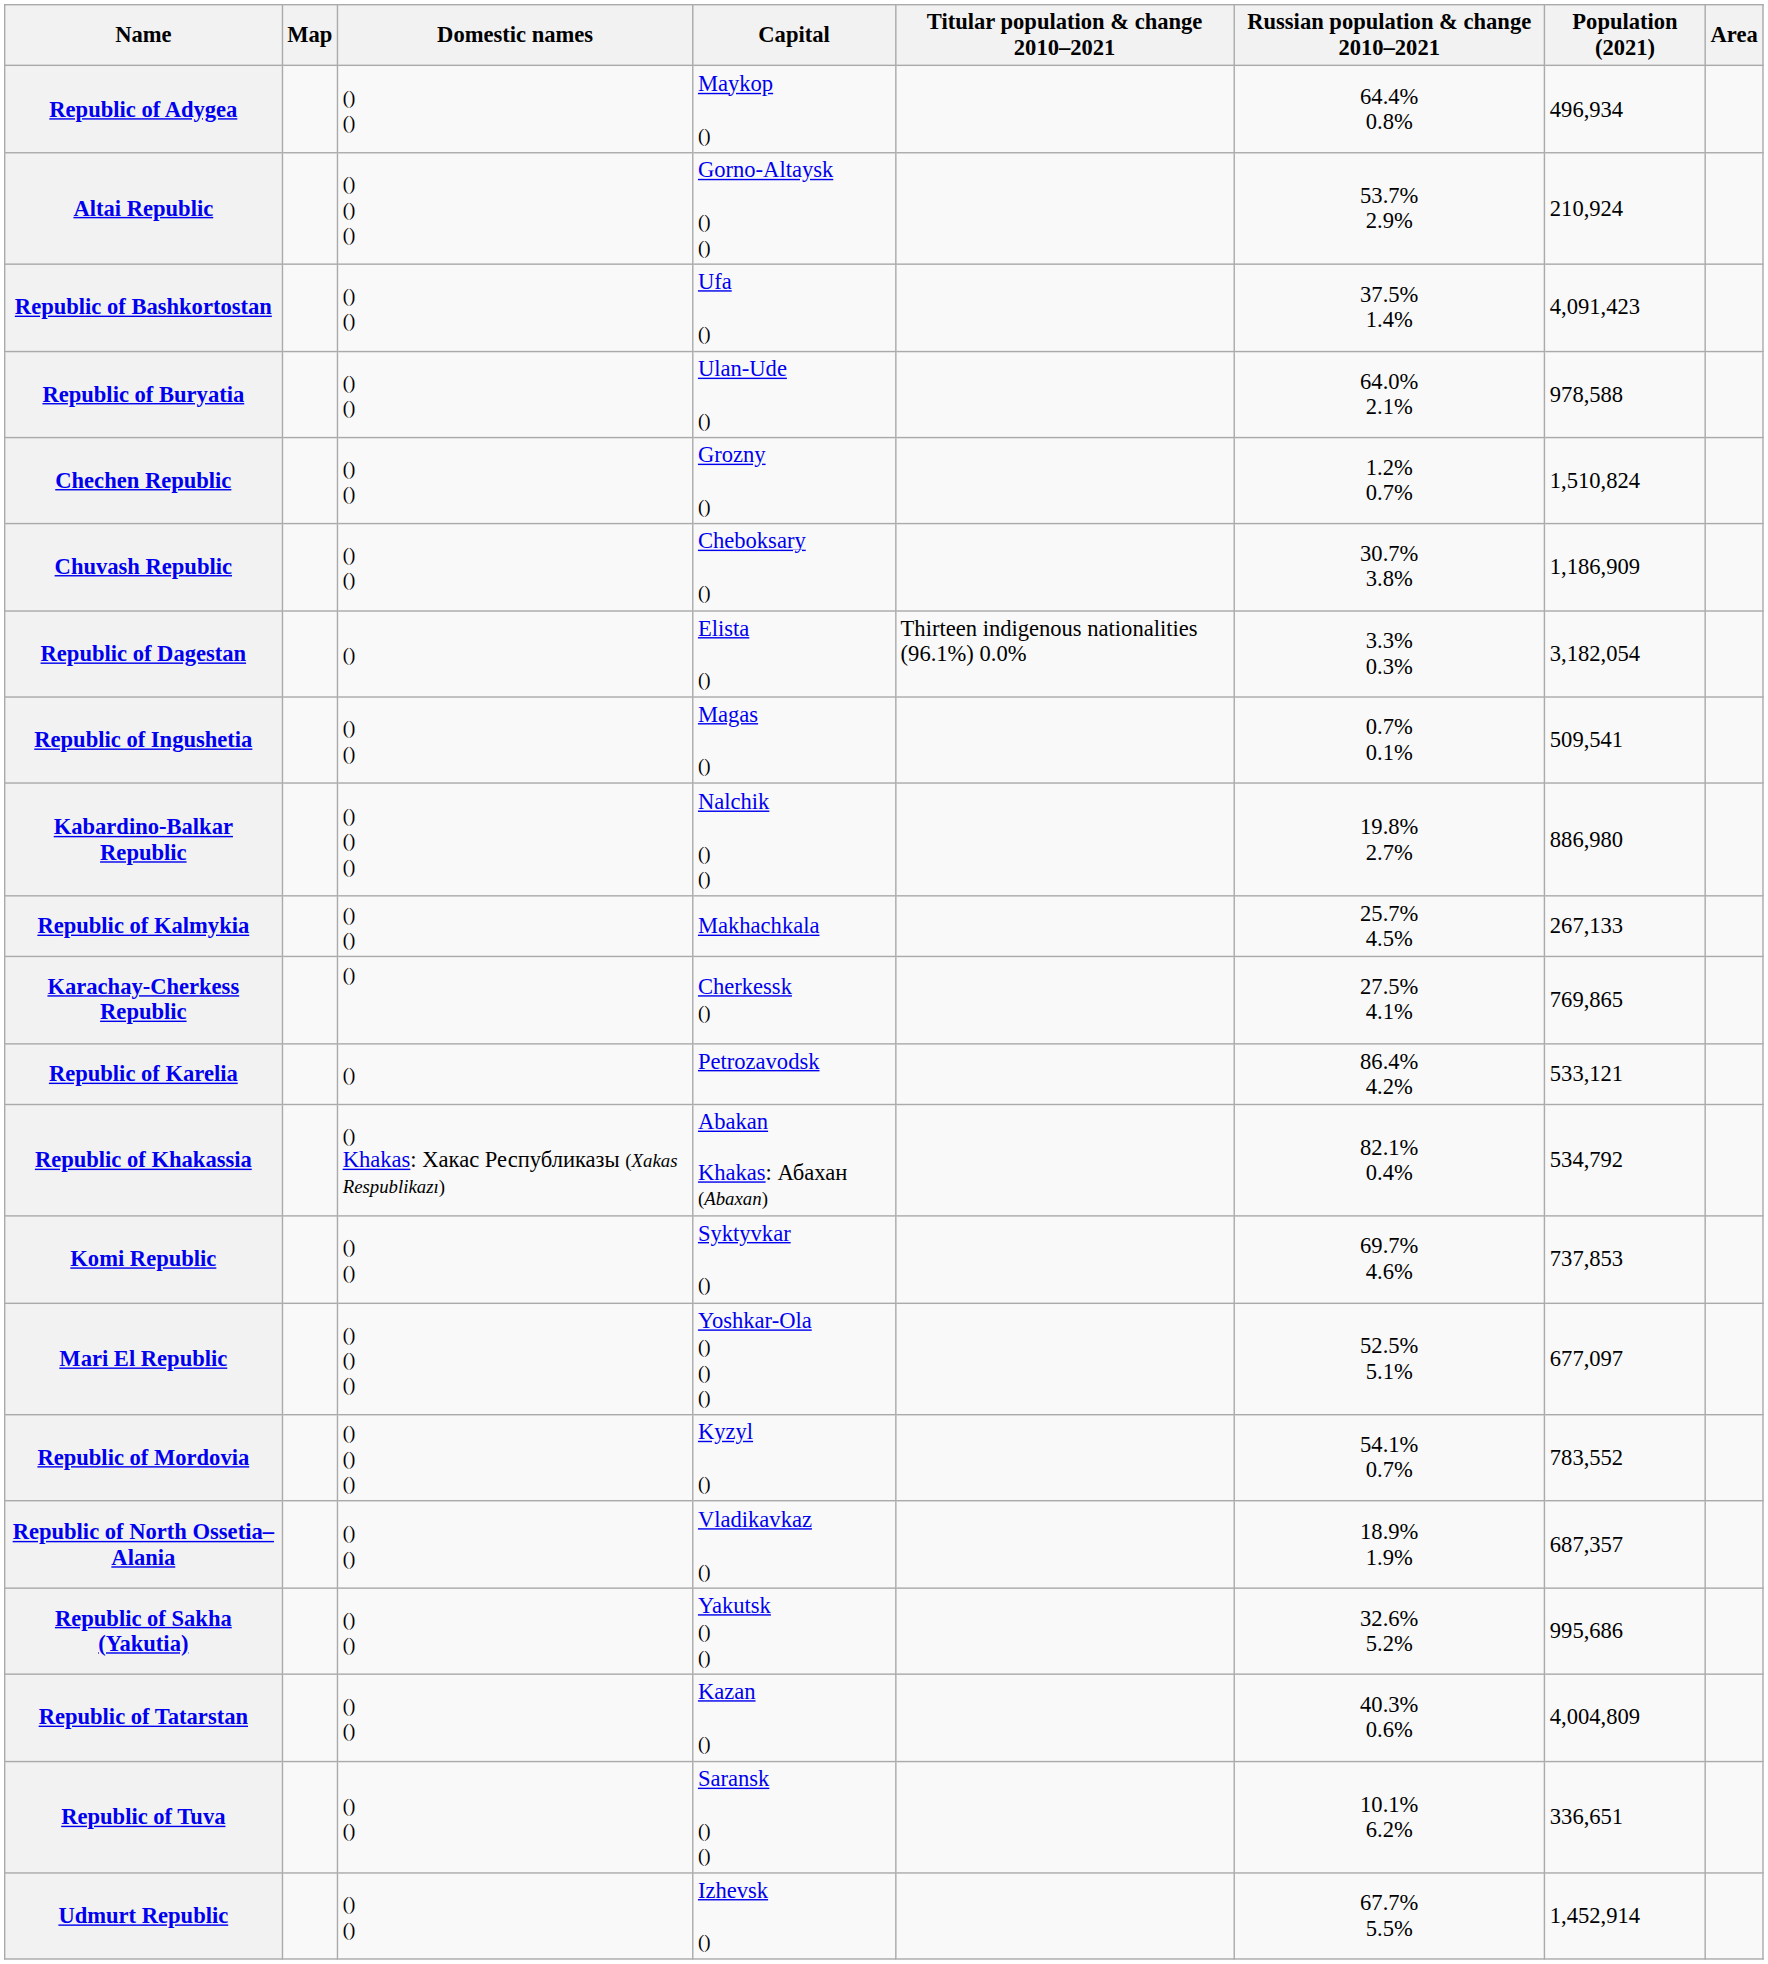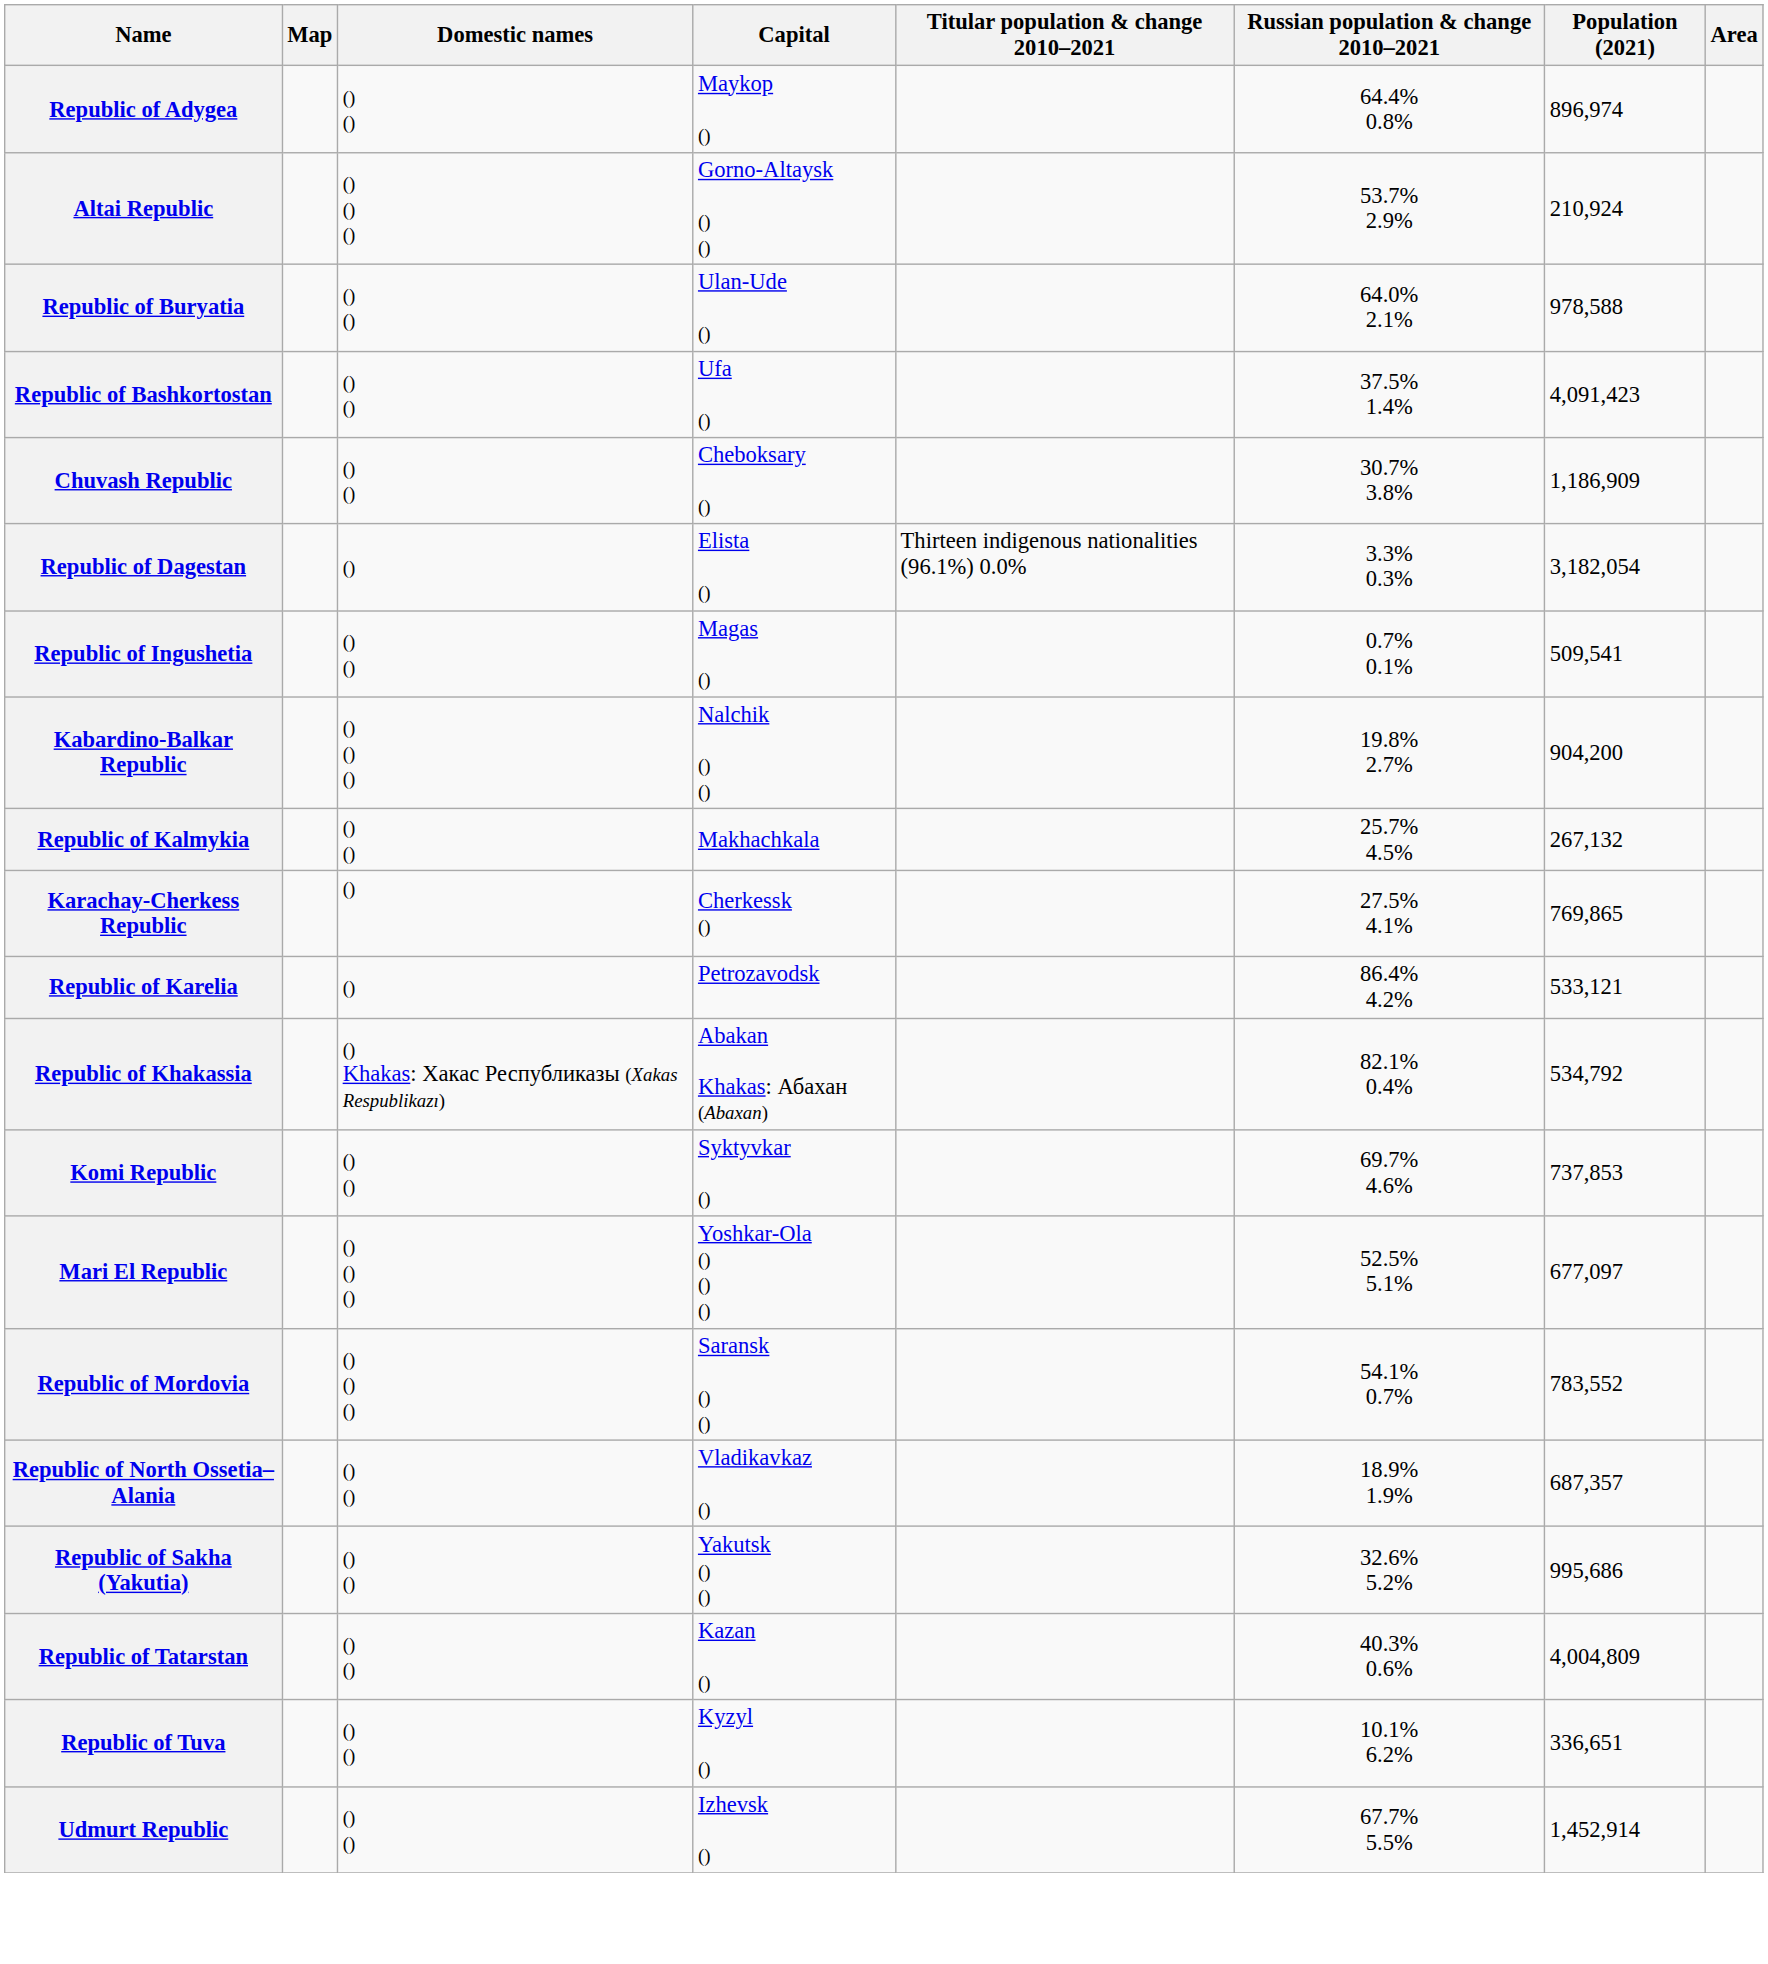(1625, 109) 496,934 -> (1625, 109) 896,974
rows swapped: (143, 307) <-> (143, 393)
- row: (143, 480)
(1625, 840) 886,980 -> (1625, 753) 904,200
(1625, 926) 267,133 -> (1625, 840) 267,132
(794, 1457) Kyzyl () -> (794, 1383) Saransk () ()
(794, 1816) Saransk () () -> (794, 1742) Kyzyl ()
